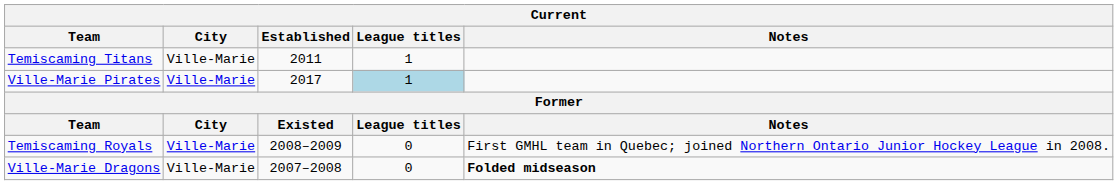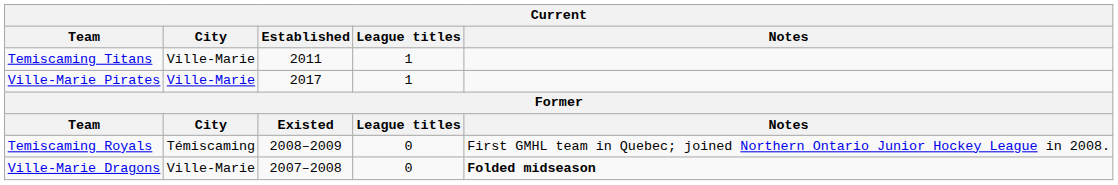(409, 81) lightblue background -> (409, 81) no background
(211, 146) Ville-Marie -> (211, 146) Témiscaming
